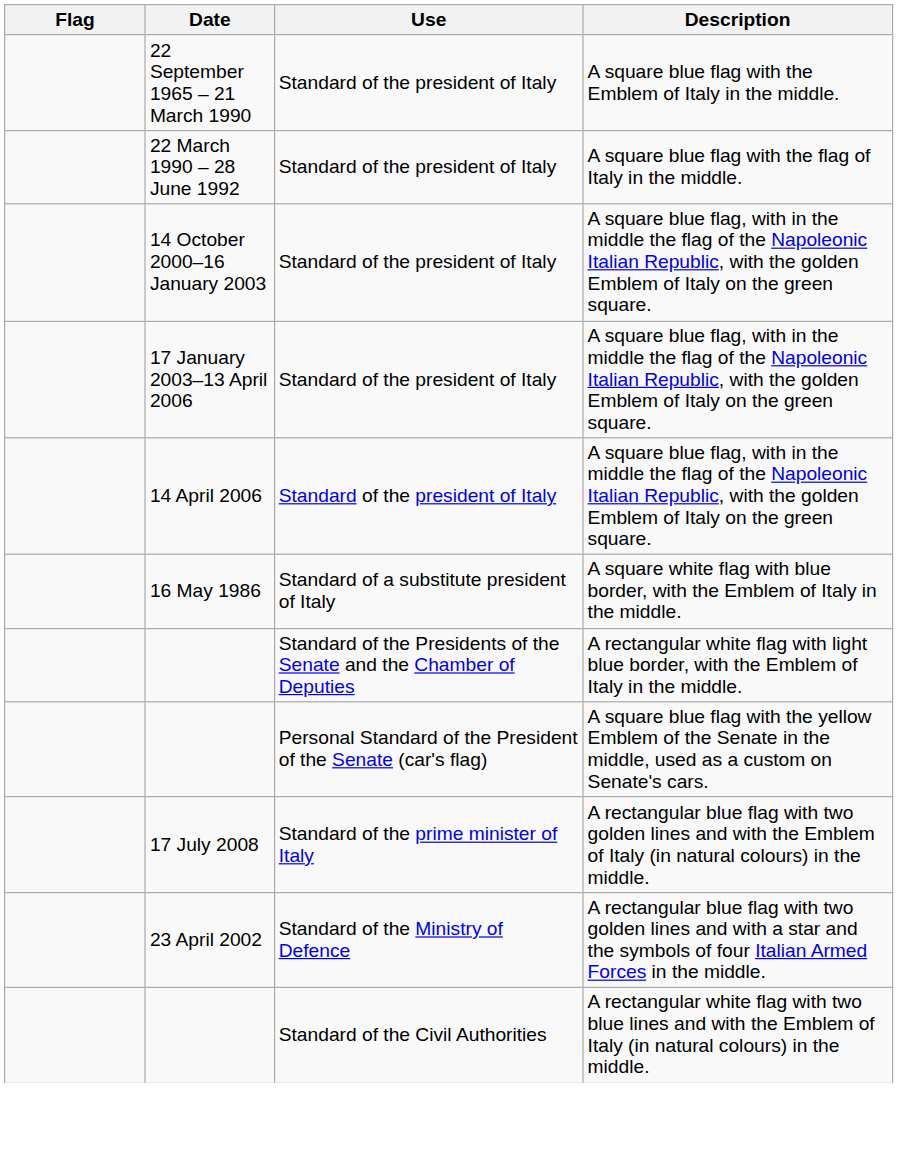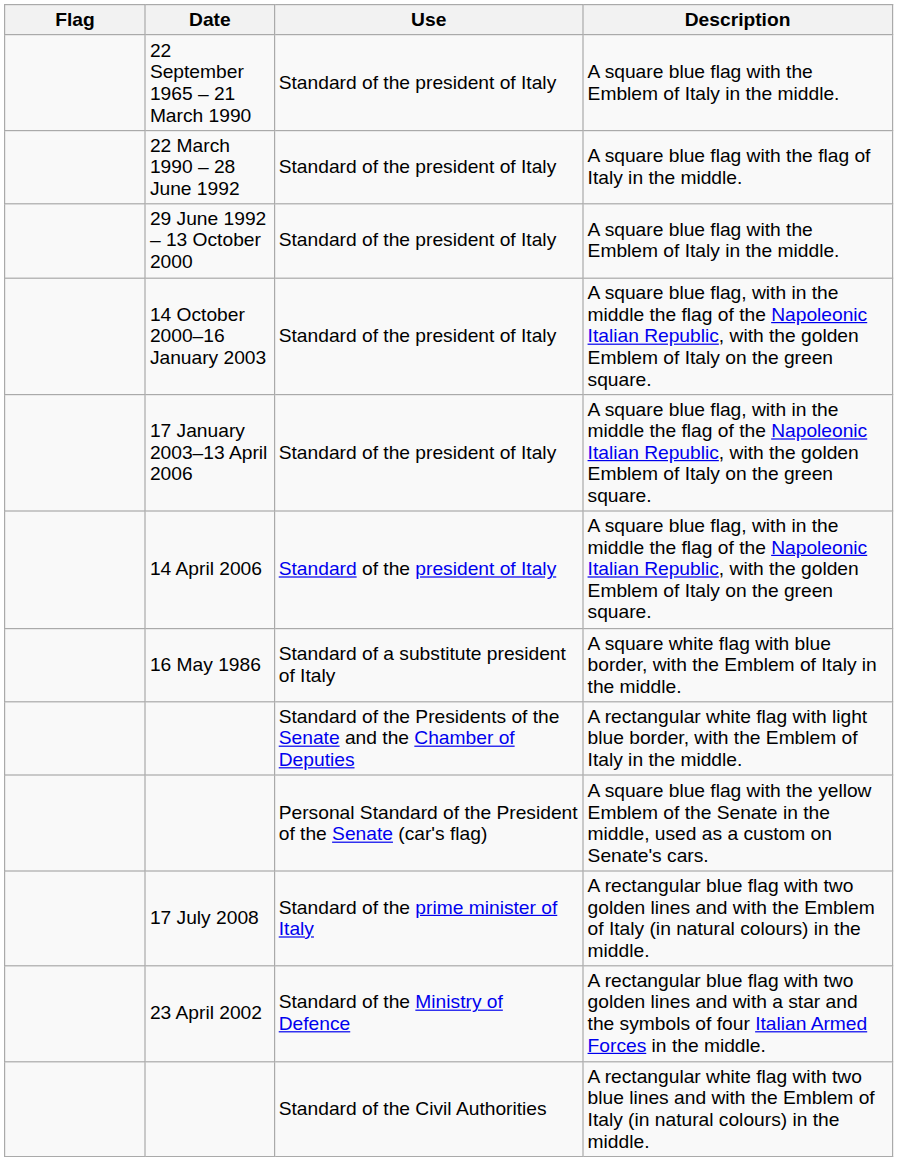+ row: (208, 240)
